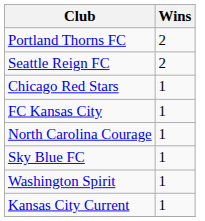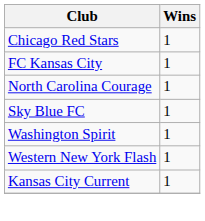- row: (67, 39)
- row: (59, 63)
+ row: (82, 157)
